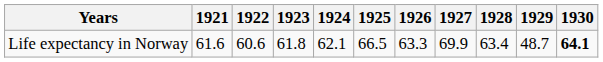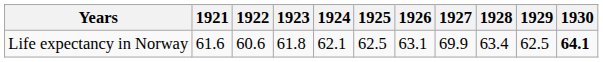(372, 43) 66.5 -> (372, 43) 62.5
(413, 43) 63.3 -> (413, 43) 63.1
(535, 43) 48.7 -> (535, 43) 62.5
